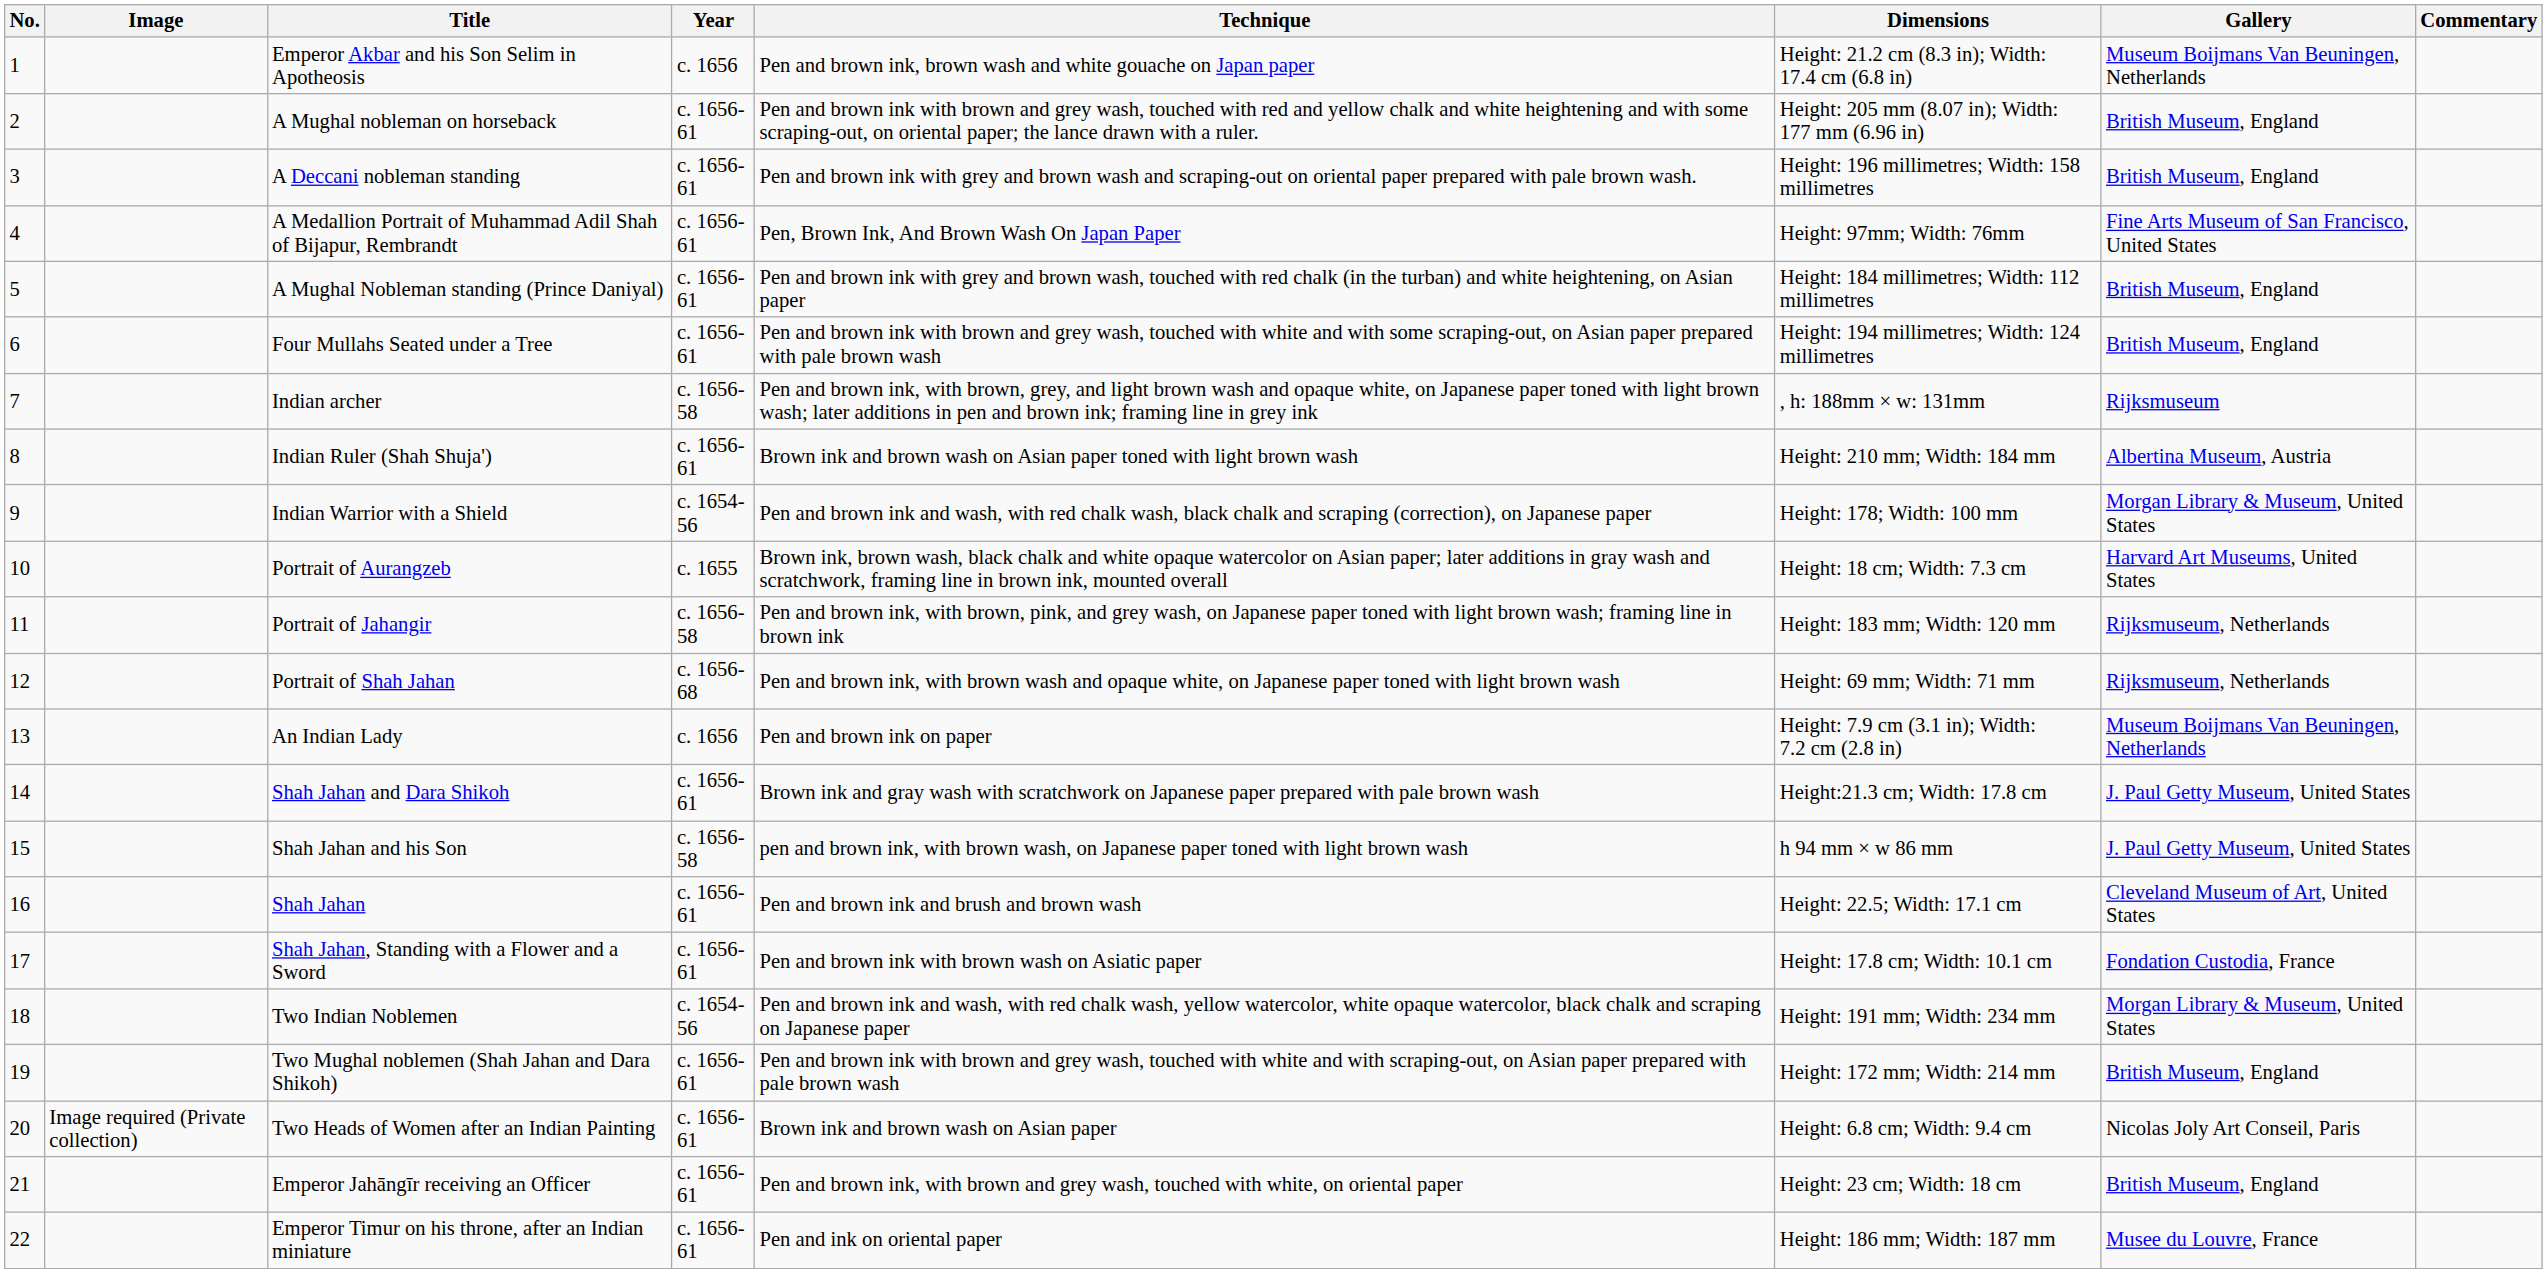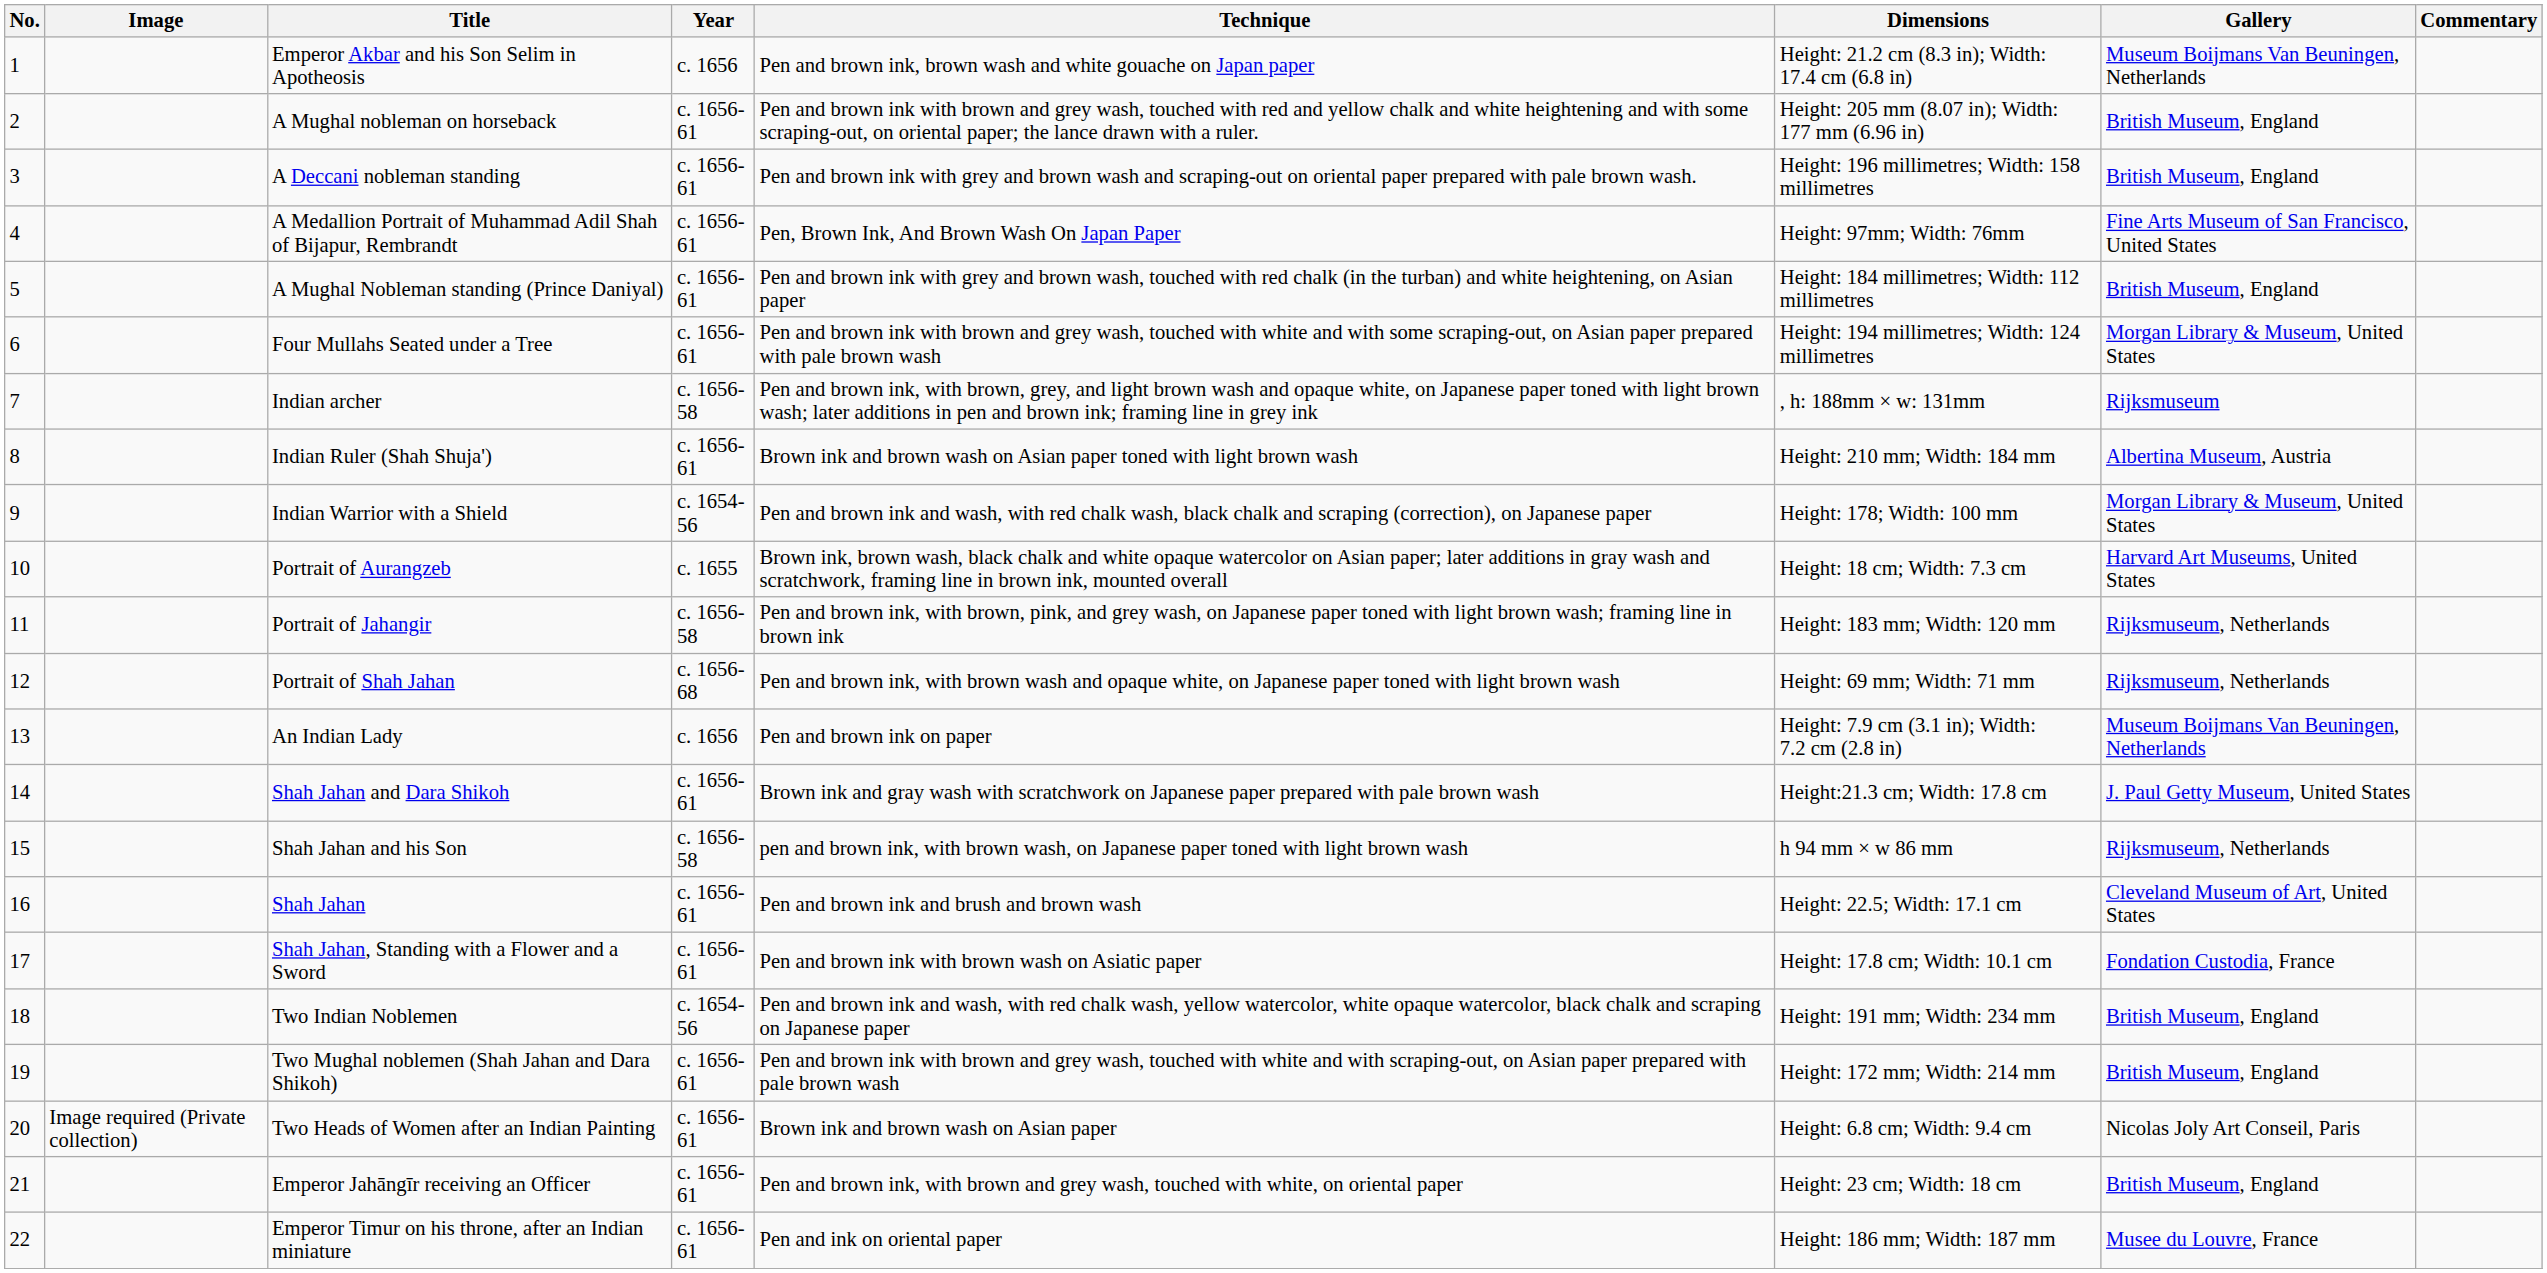(2212, 344) British Museum, England -> (2255, 344) Morgan Library & Museum, United States
(2258, 848) J. Paul Getty Museum, United States -> (2218, 848) Rijksmuseum, Netherlands
(2255, 1016) Morgan Library & Museum, United States -> (2212, 1016) British Museum, England
